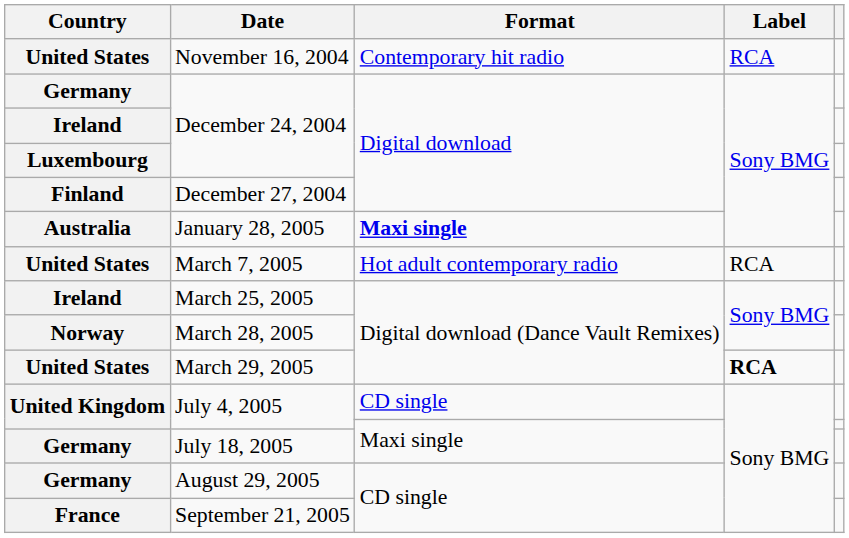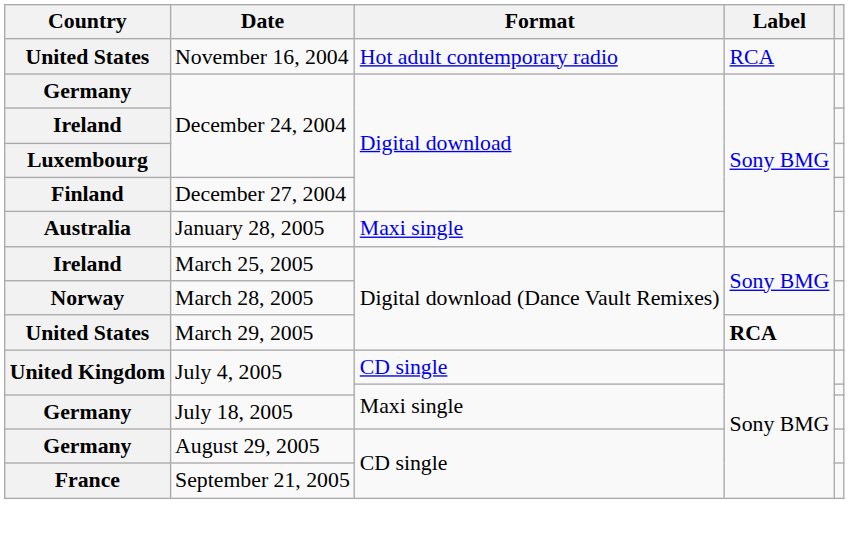(462, 56) Contemporary hit radio -> (489, 56) Hot adult contemporary radio
(413, 228) bold -> (411, 228) normal
- row: (87, 263)
